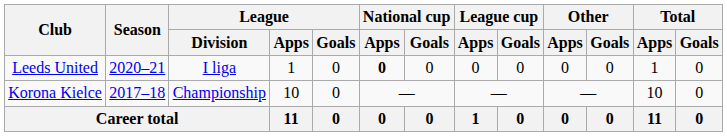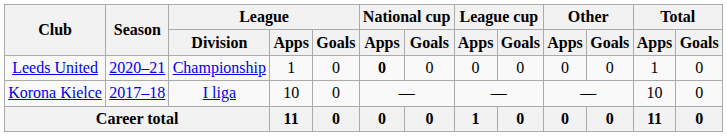(219, 67) I liga -> (219, 67) Championship
(219, 93) Championship -> (219, 93) I liga
